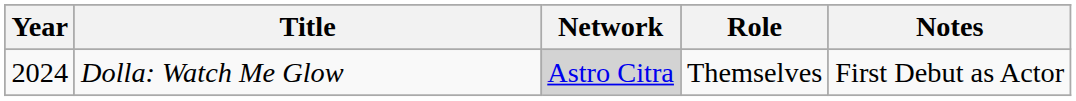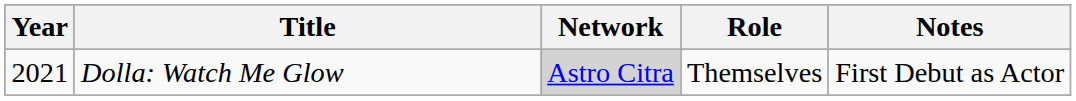(40, 71) 2024 -> (40, 71) 2021
